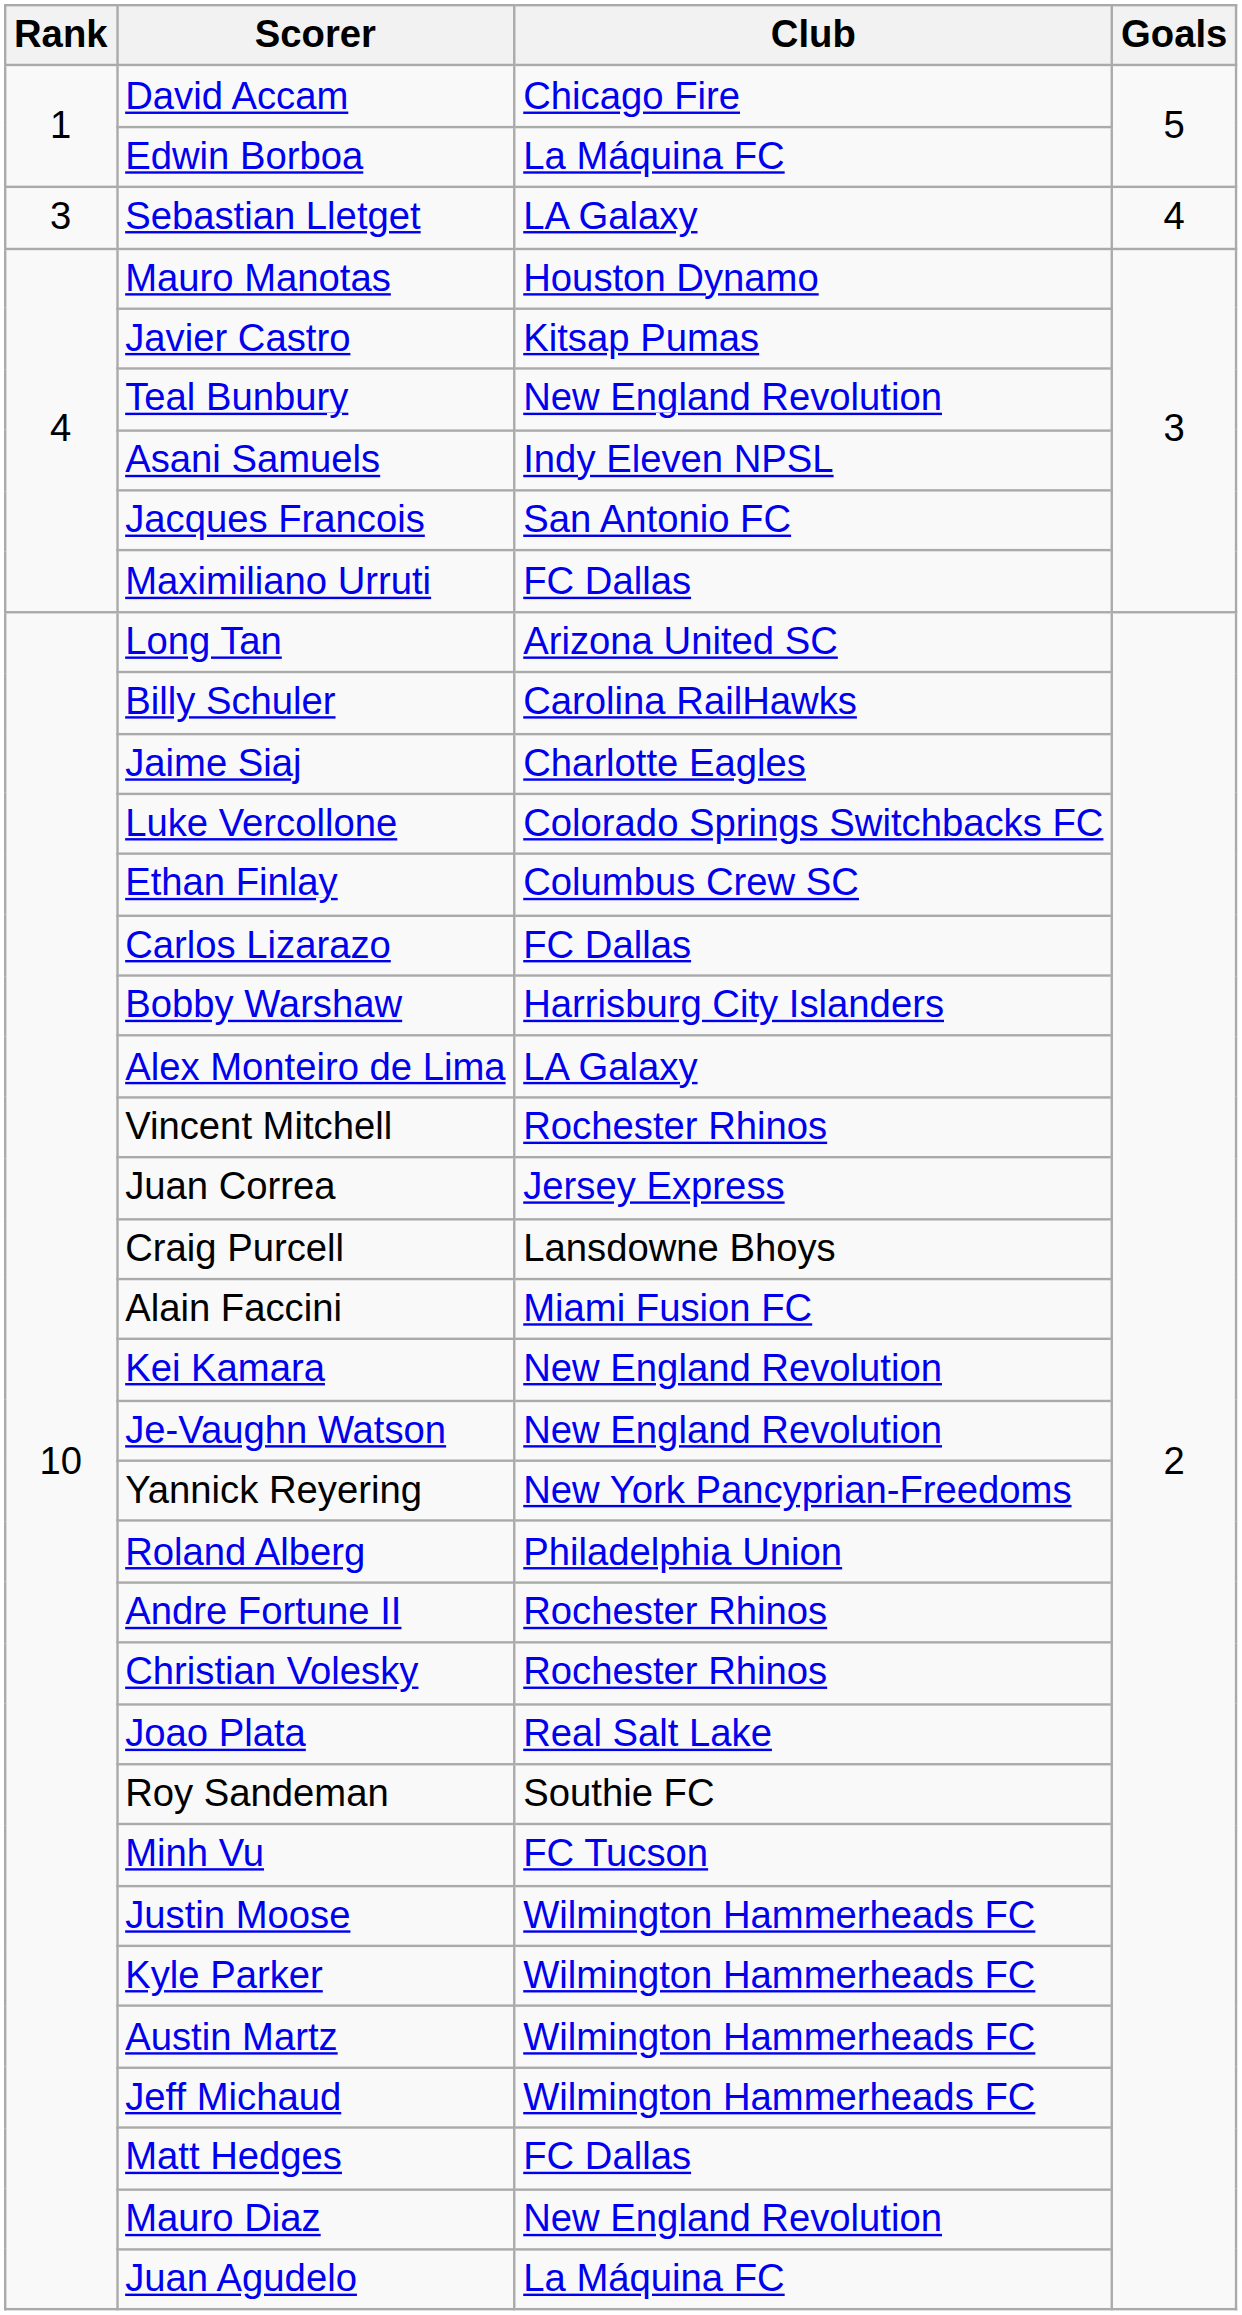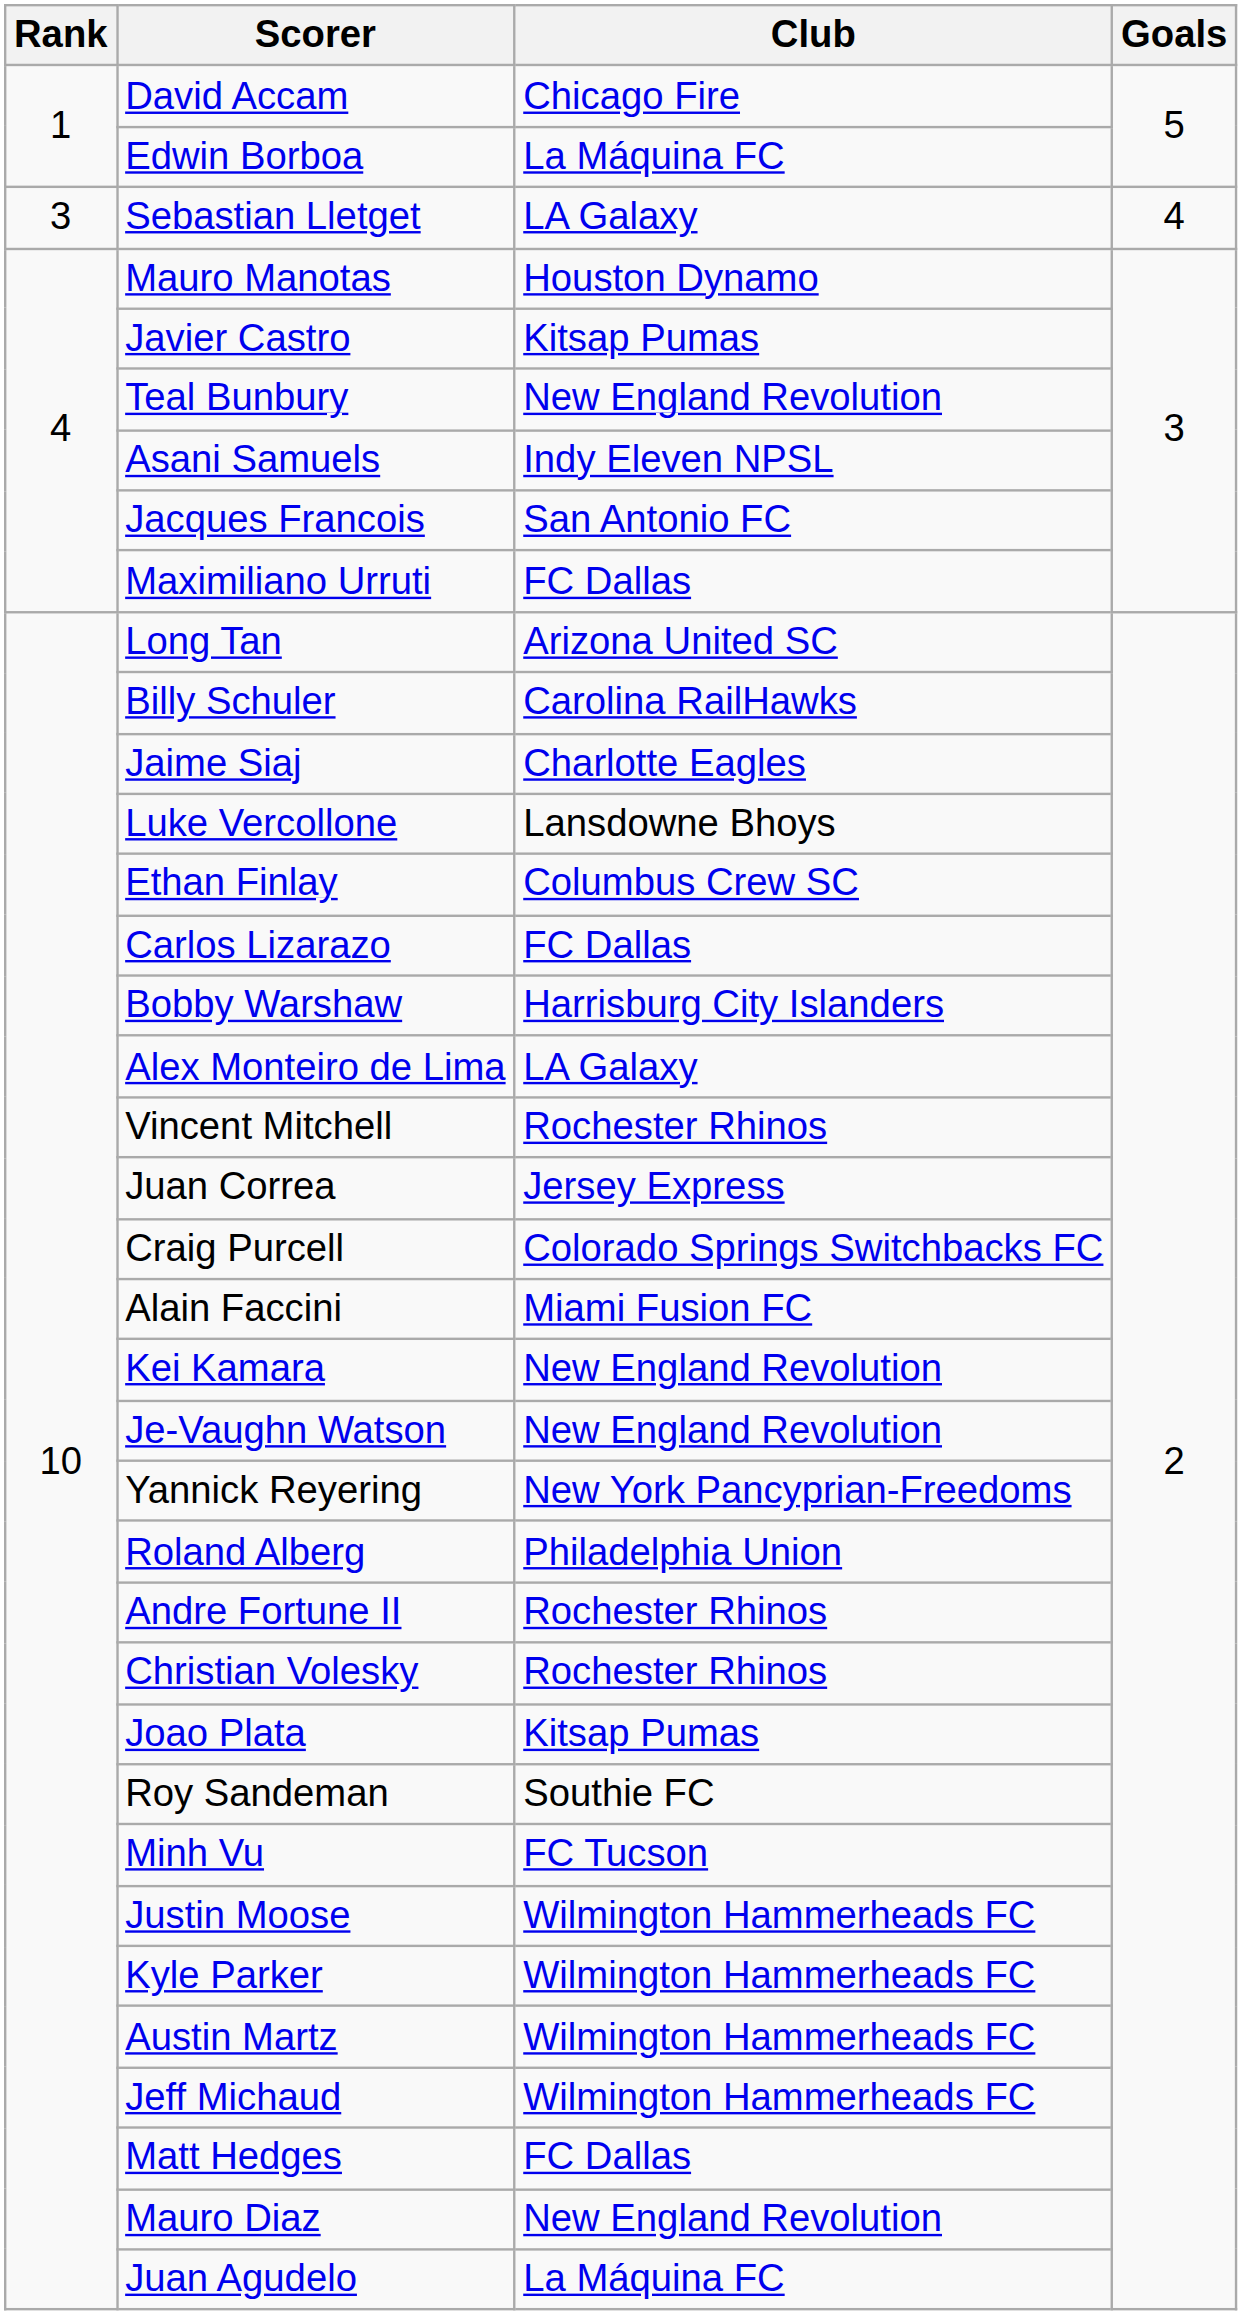(813, 823) Colorado Springs Switchbacks FC -> (679, 823) Lansdowne Bhoys
(679, 1247) Lansdowne Bhoys -> (813, 1247) Colorado Springs Switchbacks FC
(648, 1732) Real Salt Lake -> (641, 1732) Kitsap Pumas
